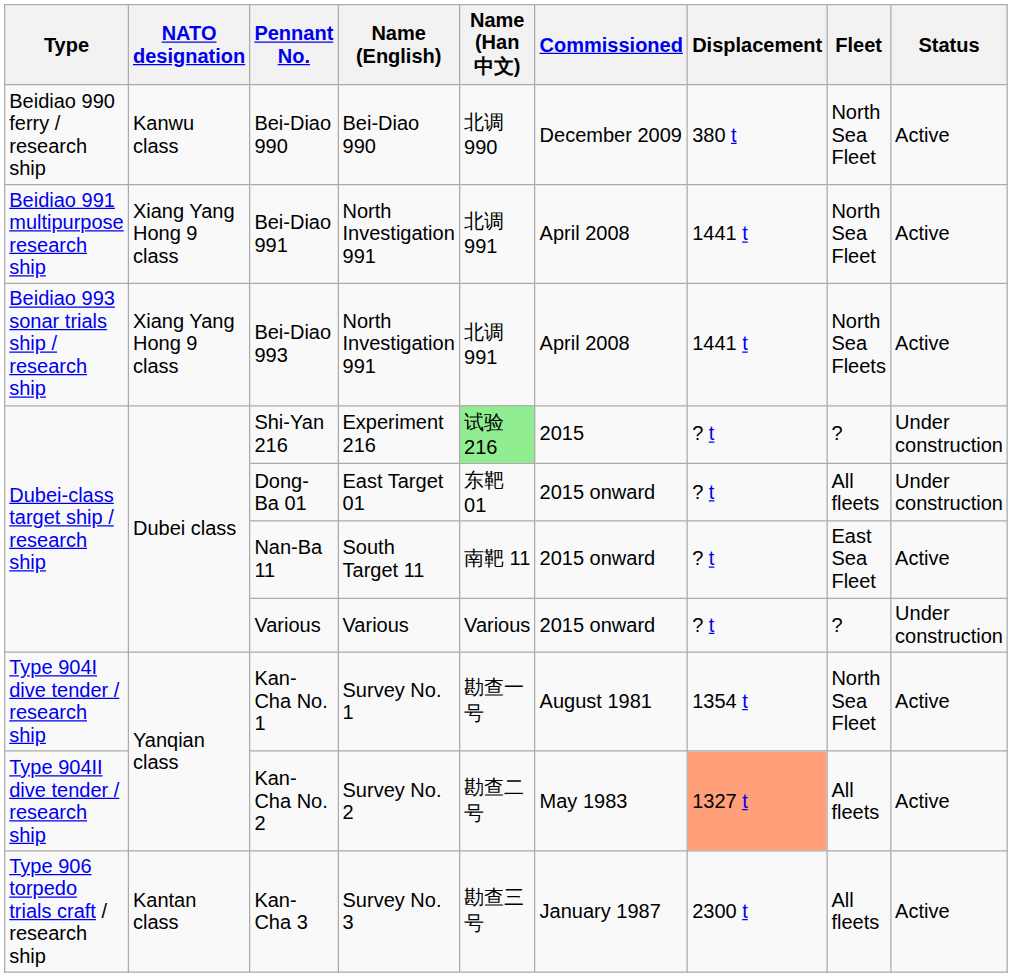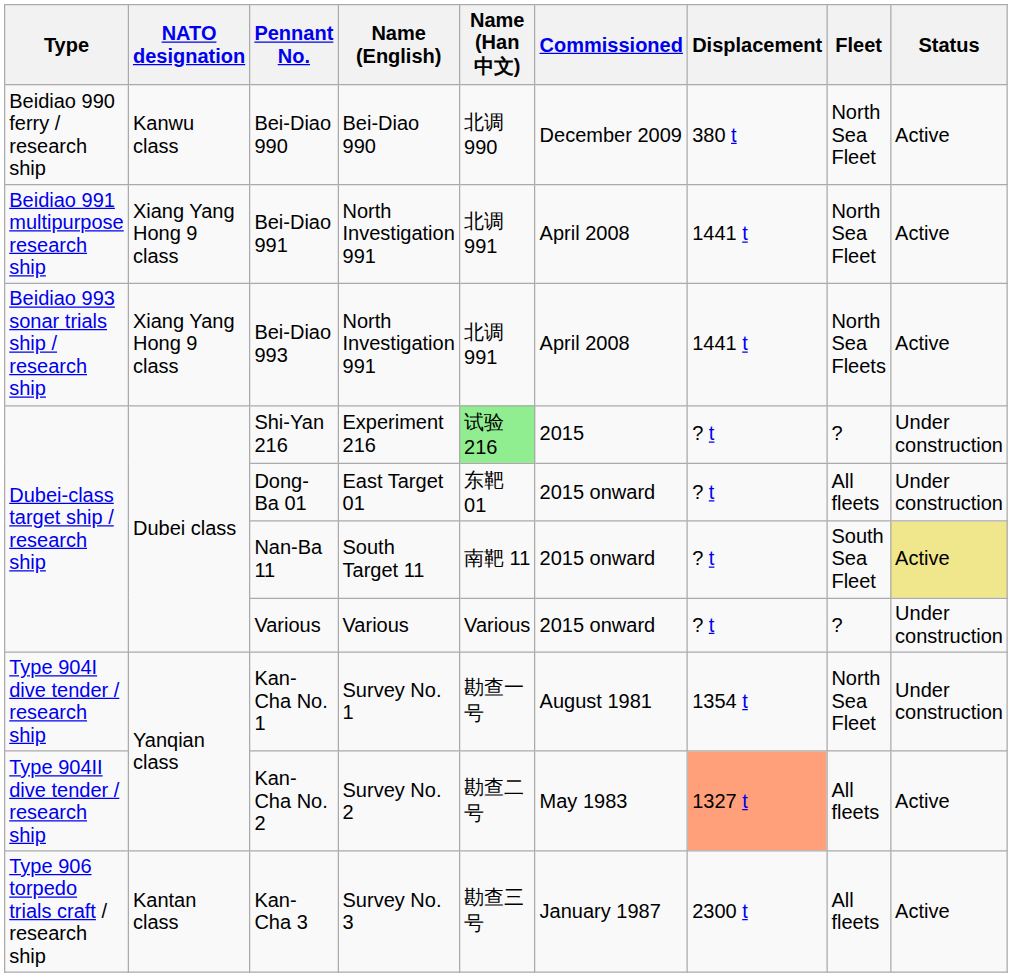(854, 559) East Sea Fleet -> (858, 559) South Sea Fleet
(922, 559) no background -> (922, 559) khaki background
(922, 701) Active -> (949, 701) Under construction
